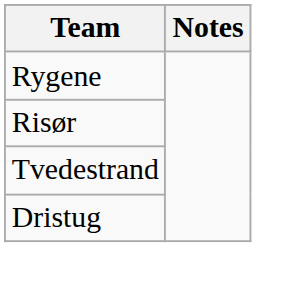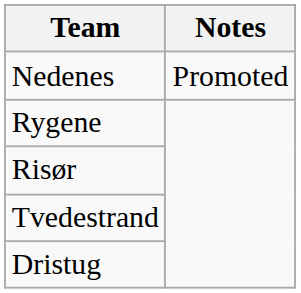+ row: (63, 75)
